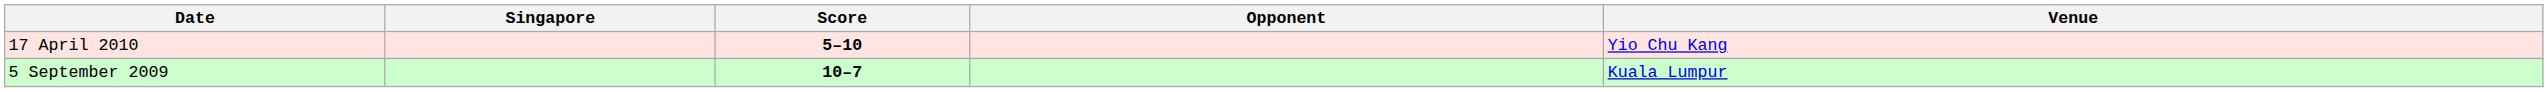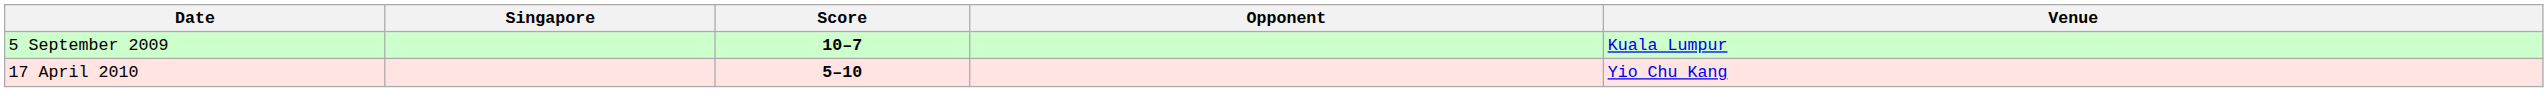rows swapped: (88, 72) <-> (74, 45)
